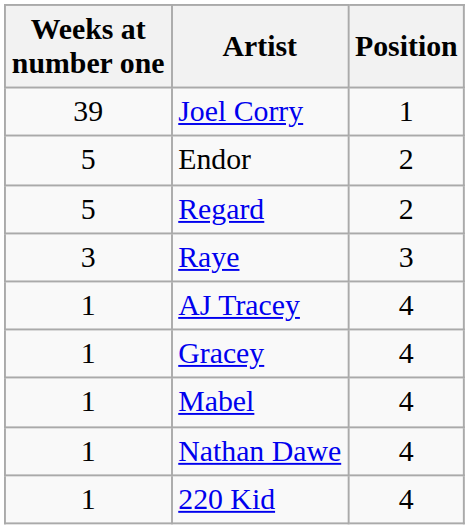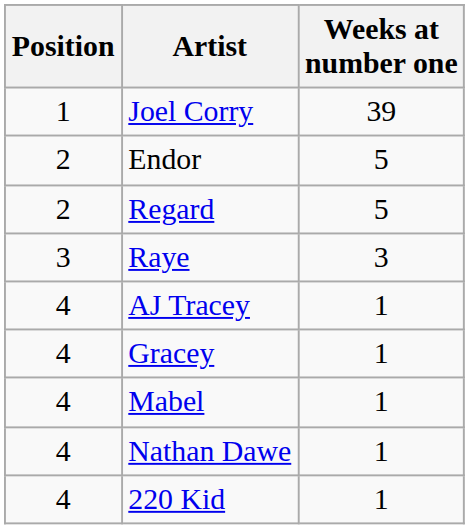columns swapped: (406, 45) <-> (88, 45)
